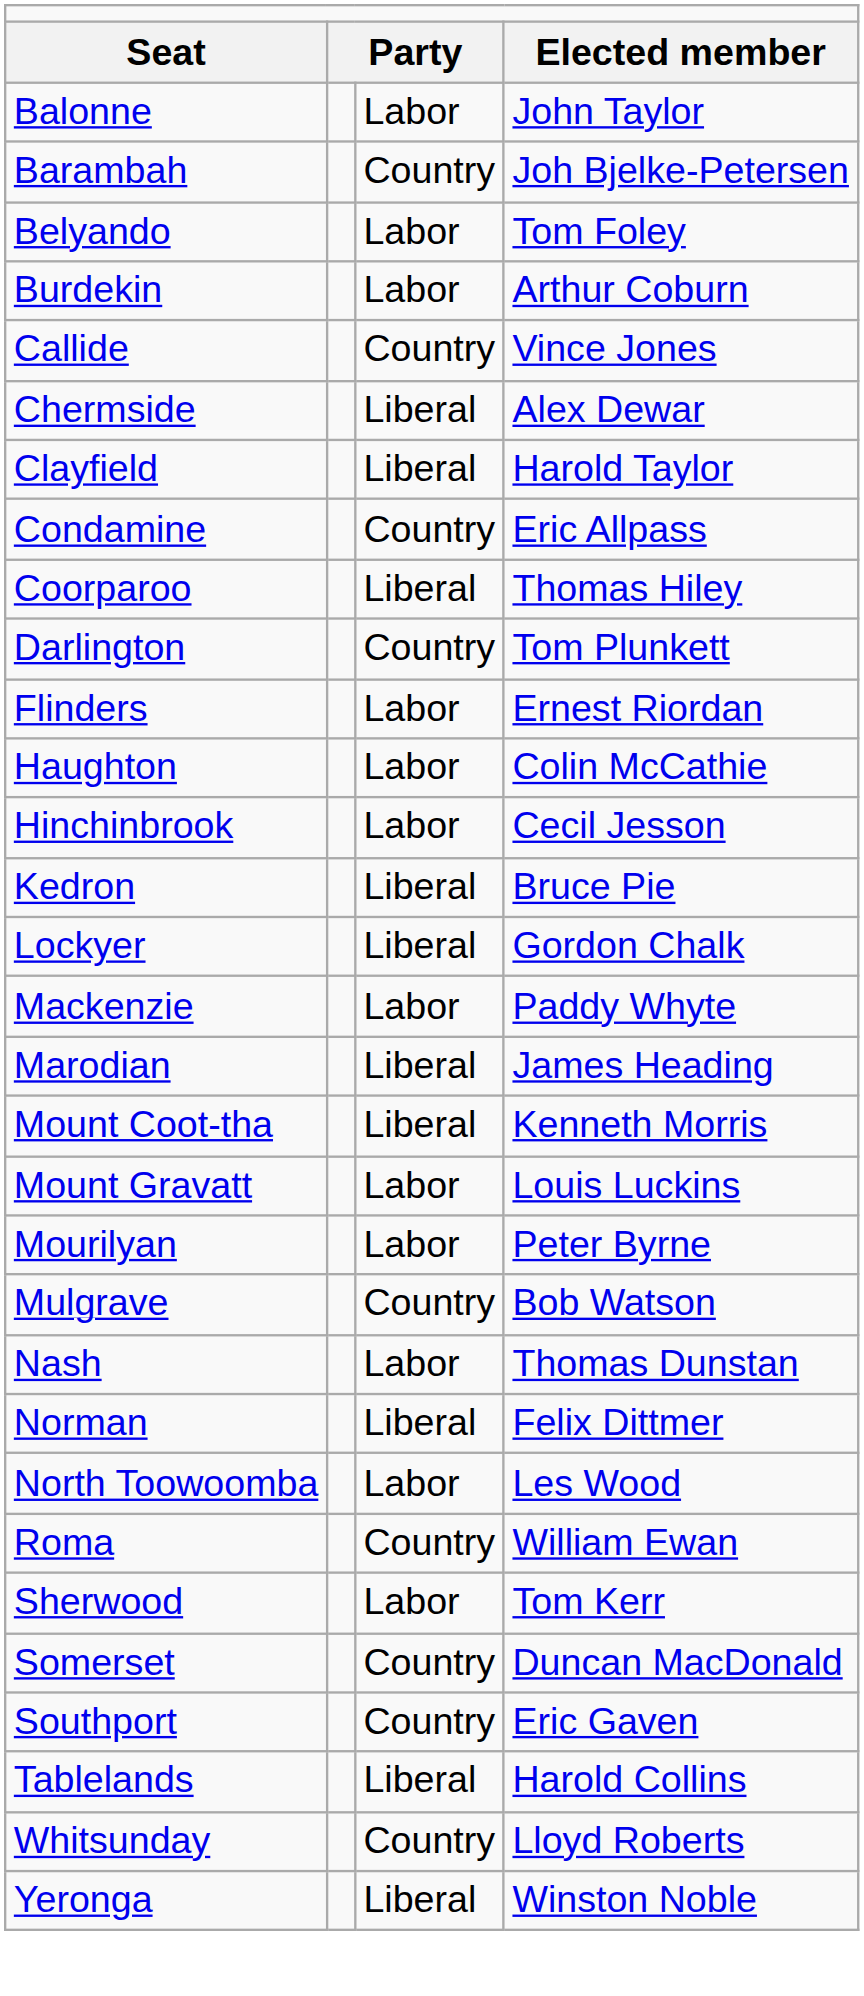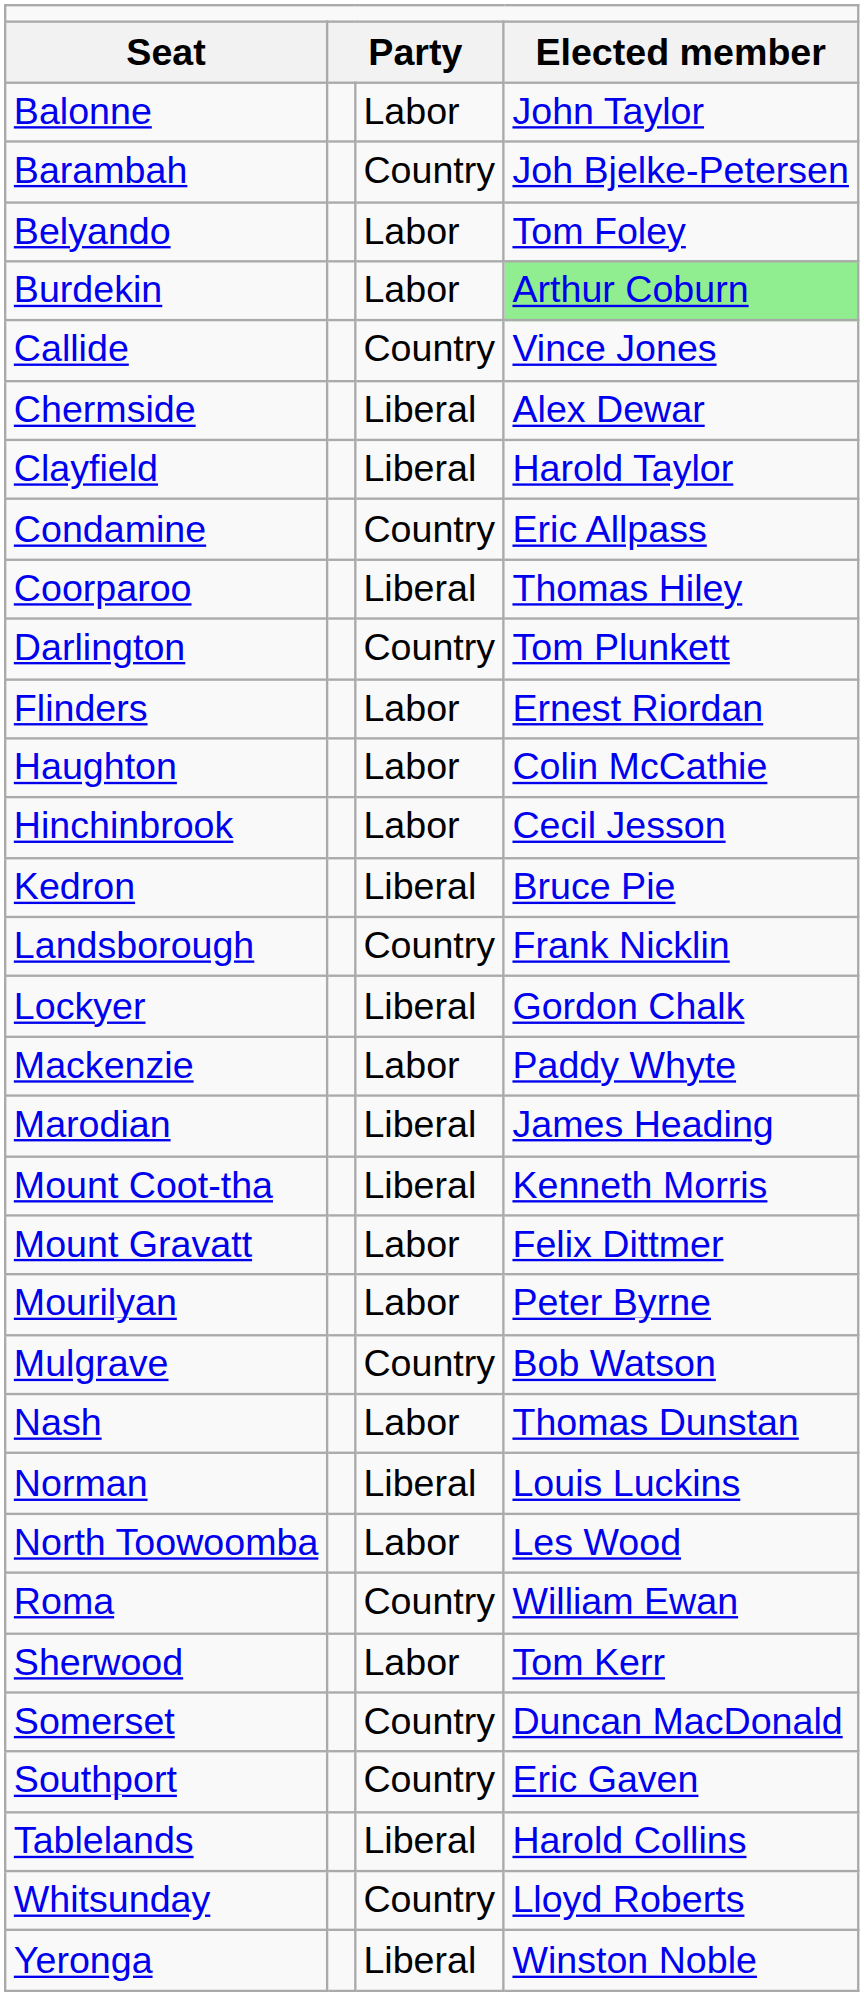(631, 290) no background -> (631, 290) lightgreen background
+ row: (134, 946)
(626, 1184) Louis Luckins -> (618, 1244) Felix Dittmer
(618, 1423) Felix Dittmer -> (626, 1482) Louis Luckins
